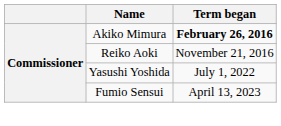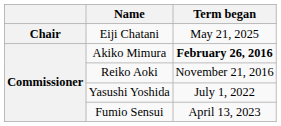+ row: (129, 33)
